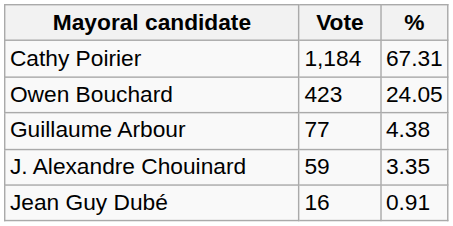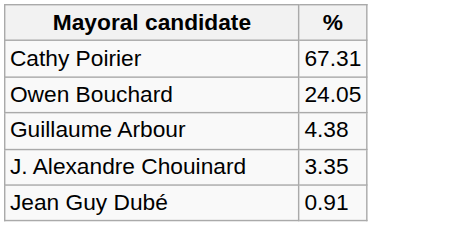- column: (340, 22)
